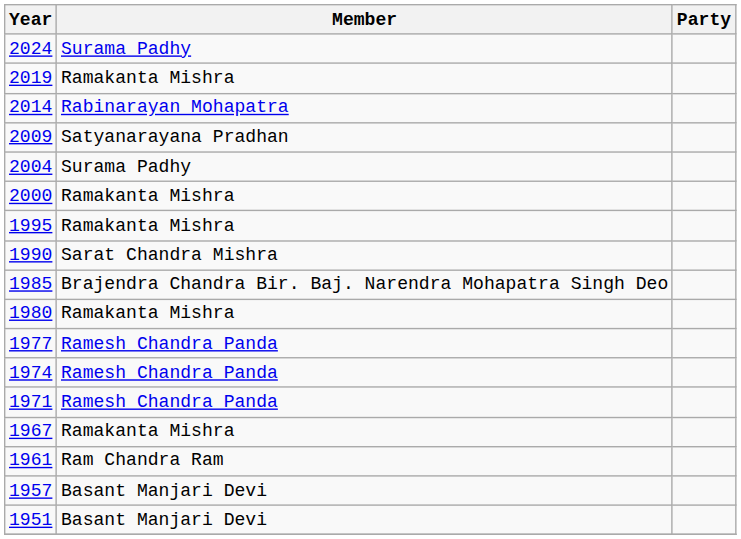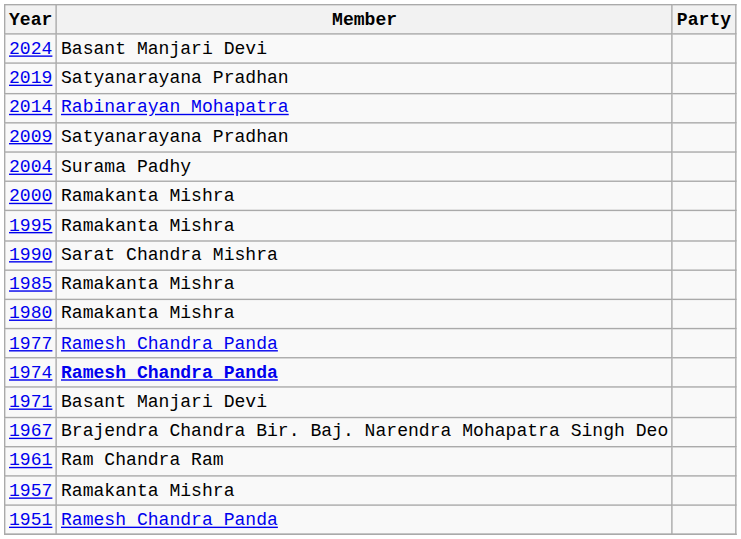(126, 49) Surama Padhy -> (164, 49) Basant Manjari Devi
(148, 78) Ramakanta Mishra -> (175, 78) Satyanarayana Pradhan
(365, 284) Brajendra Chandra Bir. Baj. Narendra Mohapatra Singh Deo -> (148, 284) Ramakanta Mishra
(169, 373) normal -> (169, 373) bold
(169, 402) Ramesh Chandra Panda -> (164, 402) Basant Manjari Devi
(148, 432) Ramakanta Mishra -> (365, 432) Brajendra Chandra Bir. Baj. Narendra Mohapatra Singh Deo
(164, 491) Basant Manjari Devi -> (148, 491) Ramakanta Mishra
(164, 520) Basant Manjari Devi -> (169, 520) Ramesh Chandra Panda
